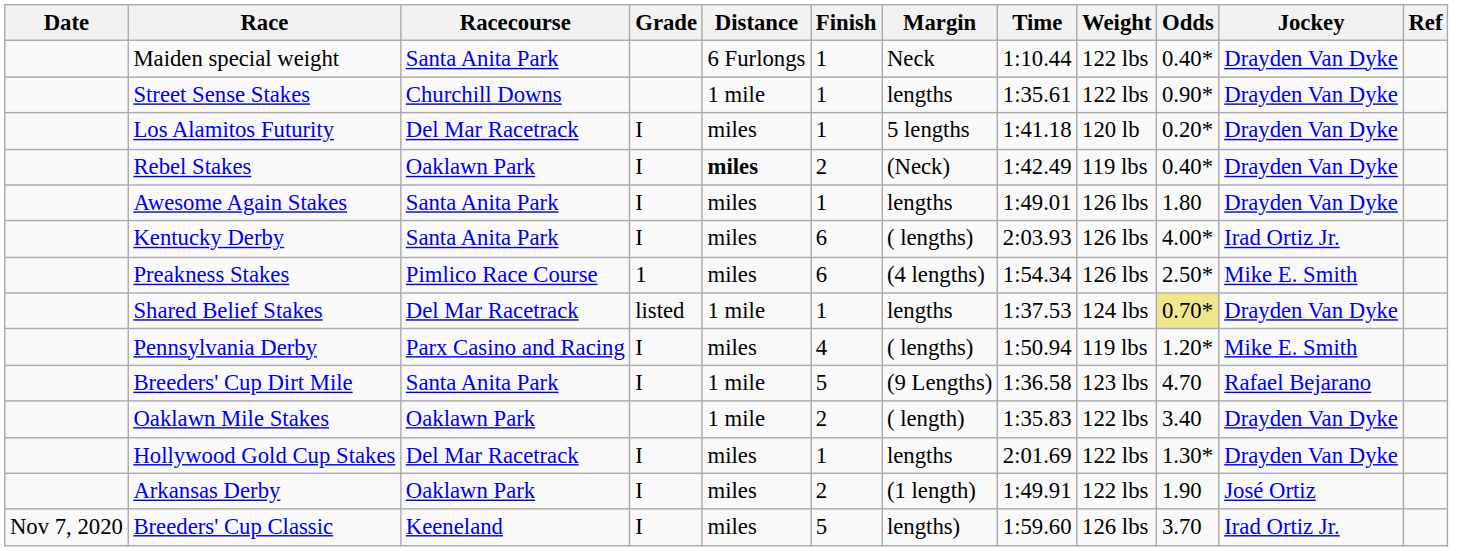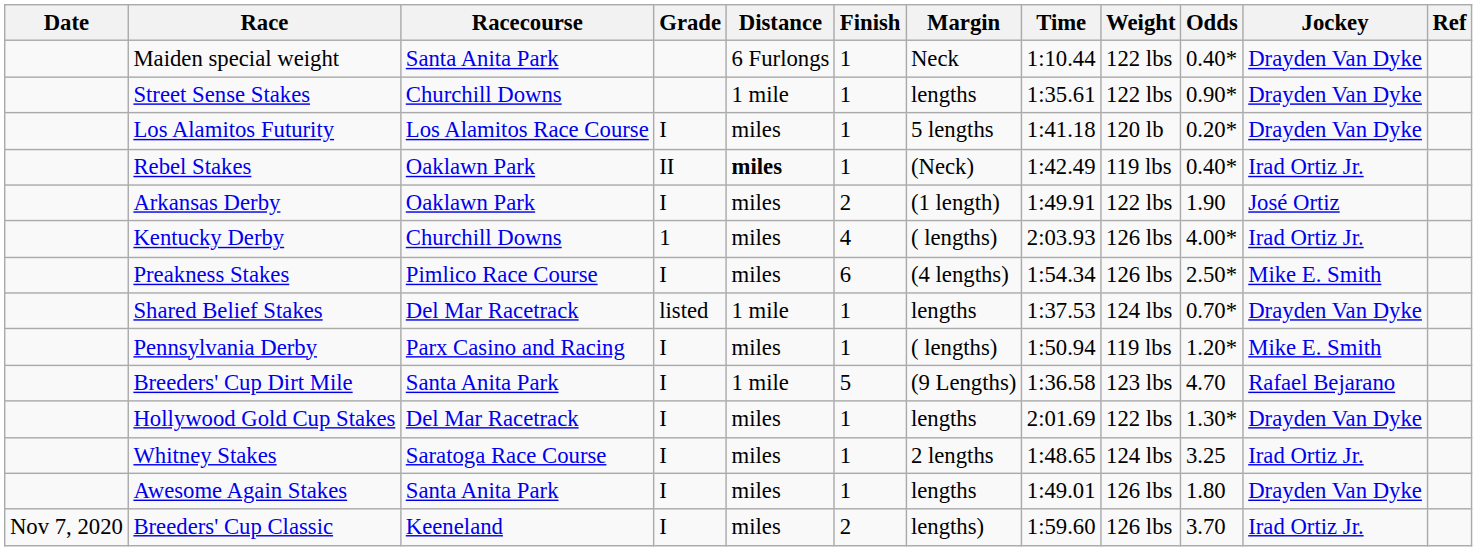(492, 130) Del Mar Racetrack -> (527, 130) Los Alamitos Race Course
(639, 166) I -> (667, 166) II
(822, 166) 2 -> (846, 166) 1
(1311, 166) Drayden Van Dyke -> (1306, 166) Irad Ortiz Jr.
rows swapped: (207, 490) <-> (240, 202)
(482, 238) Santa Anita Park -> (484, 238) Churchill Downs
(639, 238) I -> (665, 238) 1
(822, 238) 6 -> (846, 238) 4
(641, 274) 1 -> (663, 274) I
(1188, 310) khaki background -> (1212, 310) no background
(822, 346) 4 -> (846, 346) 1
- row: (231, 418)
+ row: (205, 454)
(822, 526) 5 -> (846, 526) 2
